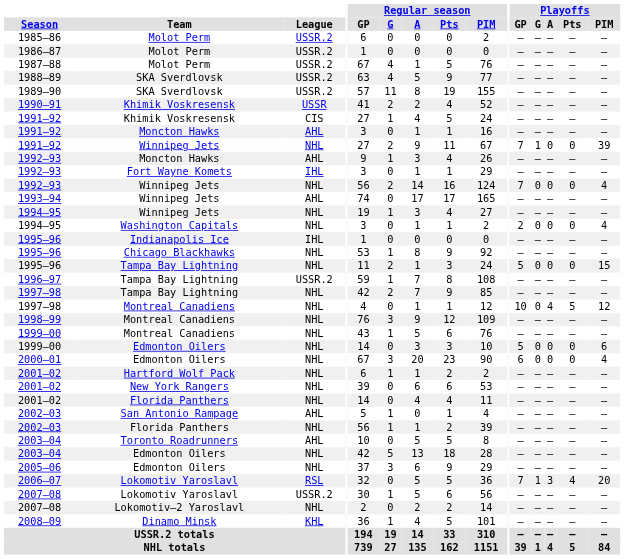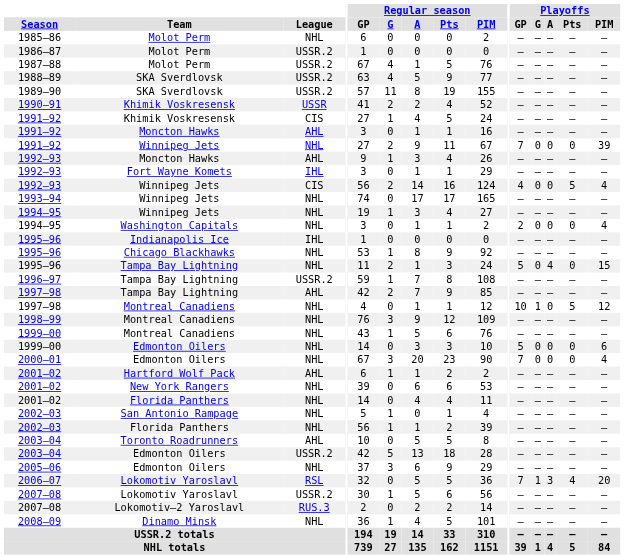(314, 38) USSR.2 -> (314, 38) NHL
(538, 145) 1 -> (538, 145) 0
(314, 185) NHL -> (314, 185) CIS
(521, 185) 7 -> (521, 185) 4
(572, 185) 0 -> (572, 185) 5
(314, 199) AHL -> (314, 199) NHL
(550, 266) 0 -> (550, 266) 4
(314, 293) NHL -> (314, 293) AHL
(538, 306) 0 -> (538, 306) 1
(550, 306) 4 -> (550, 306) 0
(521, 360) 6 -> (521, 360) 7
(314, 373) NHL -> (314, 373) AHL
(314, 414) AHL -> (314, 414) NHL
(314, 454) NHL -> (314, 454) USSR.2
(314, 508) NHL -> (314, 508) RUS.3
(314, 521) KHL -> (314, 521) NHL
